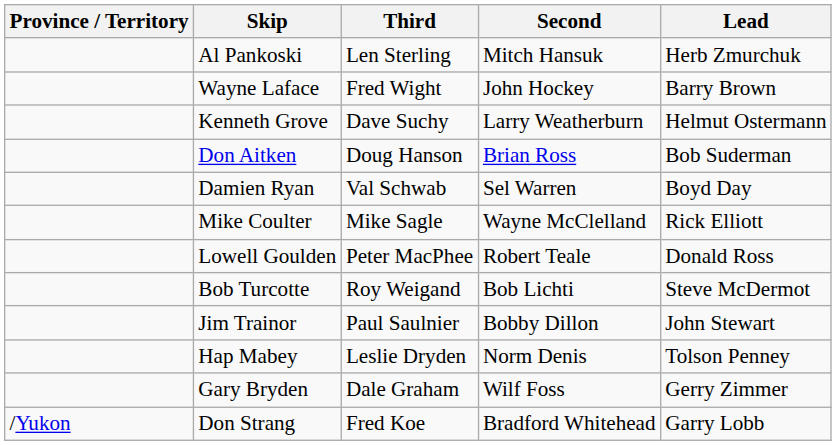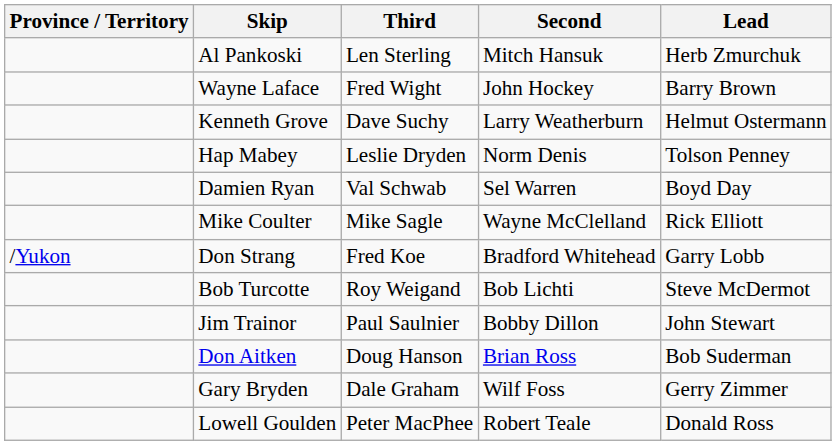rows swapped: (248, 356) <-> (247, 155)
rows swapped: (267, 255) <-> (247, 423)
